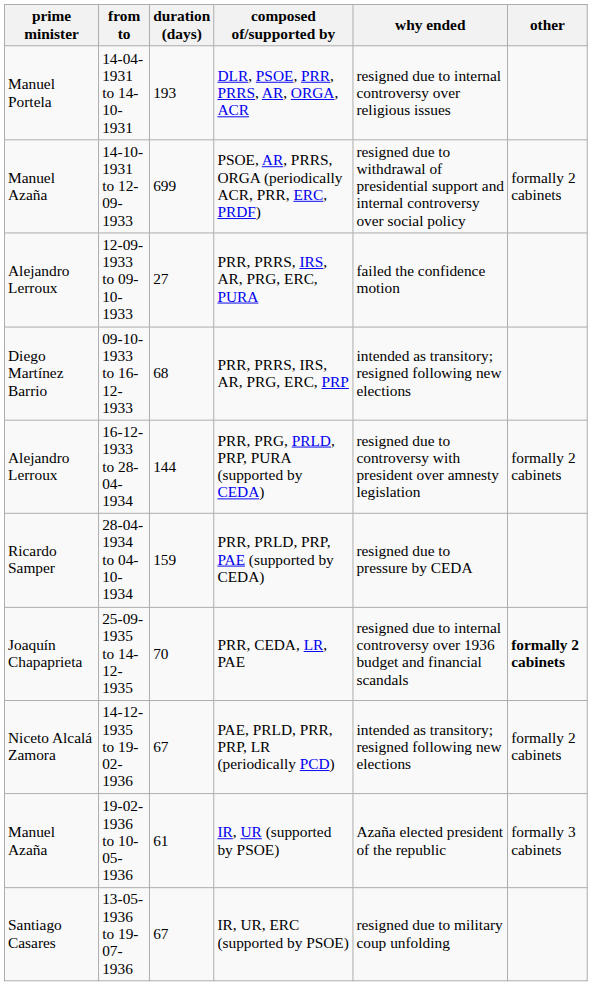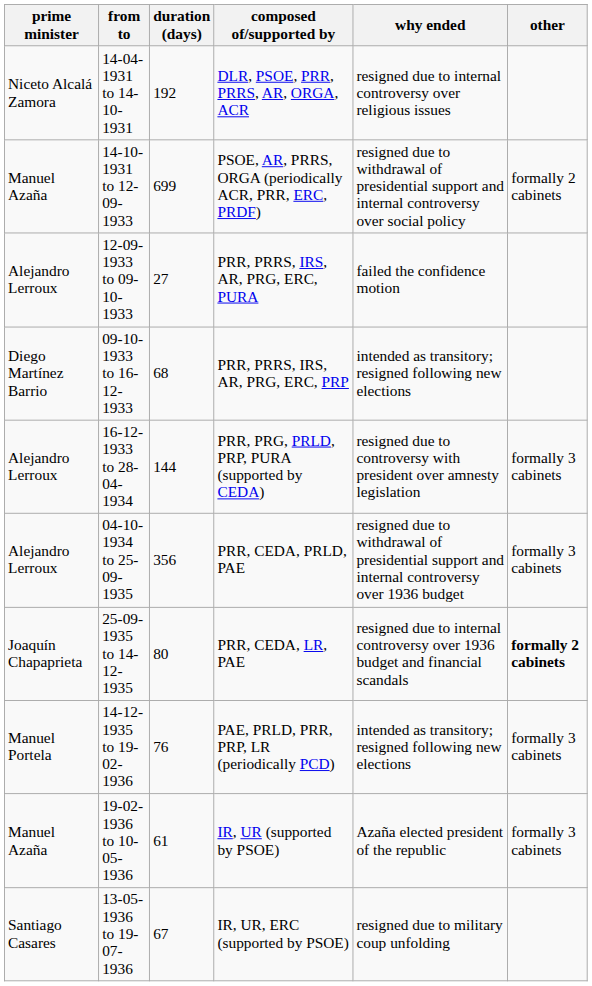(31, 92) Manuel Portela -> (50, 92) Niceto Alcalá Zamora
(165, 92) 193 -> (165, 92) 192
(543, 466) formally 2 cabinets -> (543, 466) formally 3 cabinets
- row: (123, 560)
+ row: (123, 560)
(161, 653) 70 -> (161, 653) 80
(50, 747) Niceto Alcalá Zamora -> (31, 747) Manuel Portela
(161, 747) 67 -> (161, 747) 76
(543, 747) formally 2 cabinets -> (543, 747) formally 3 cabinets
